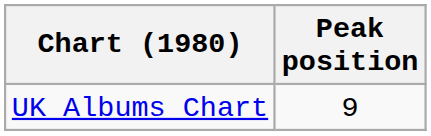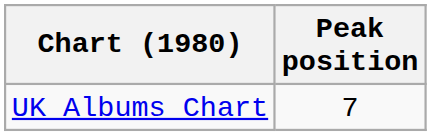(350, 108) 9 -> (350, 108) 7
